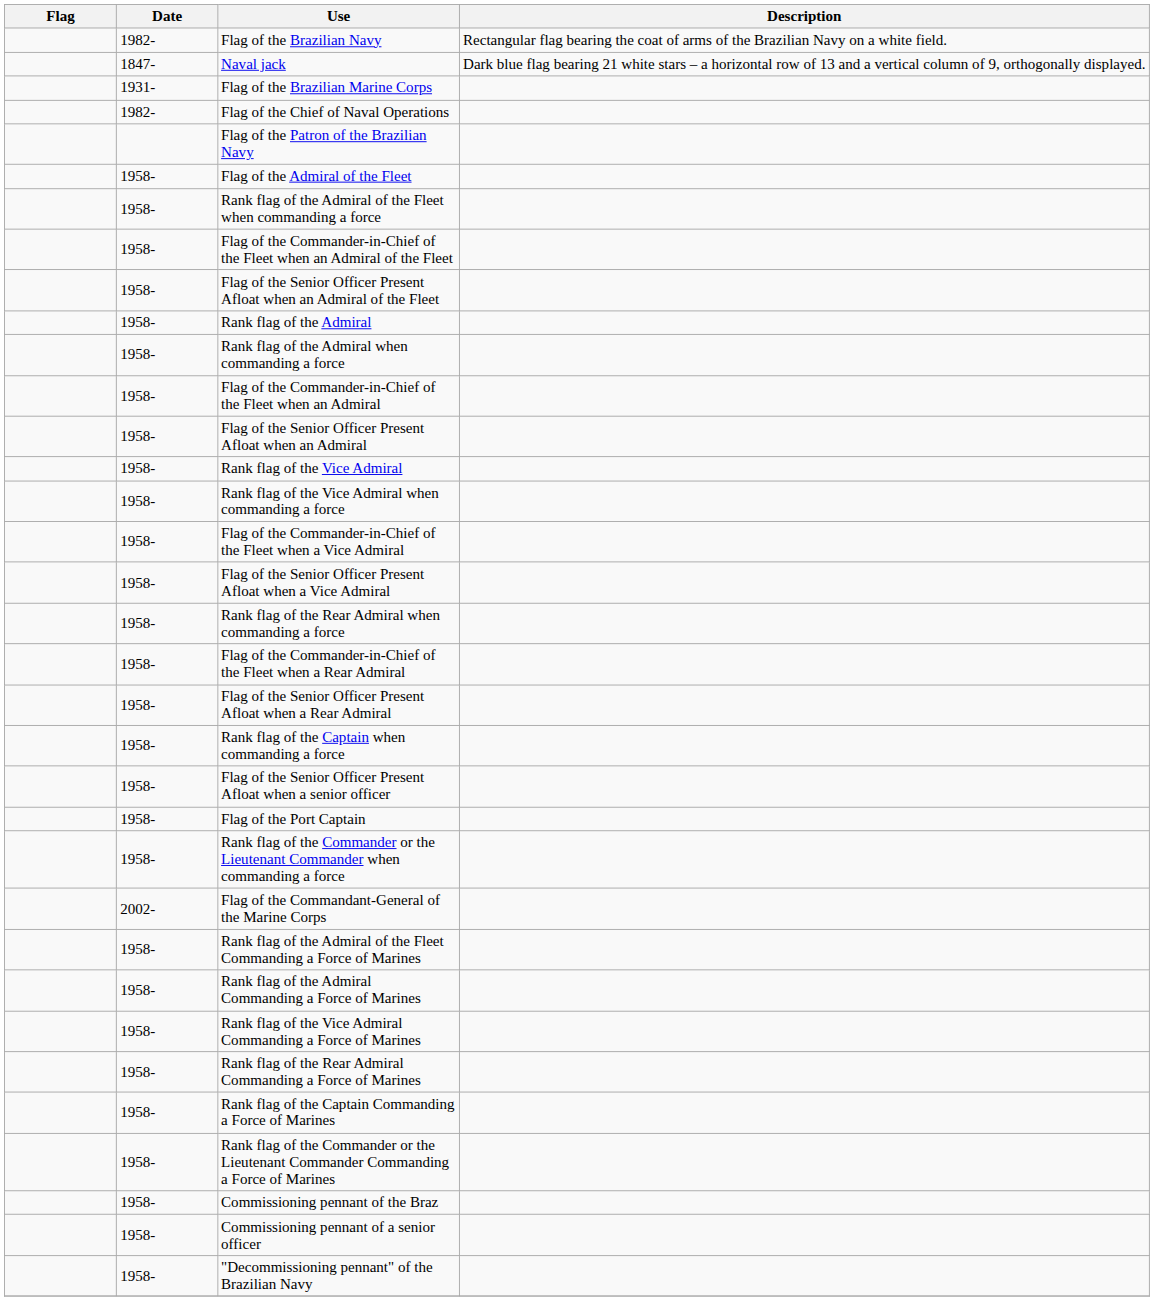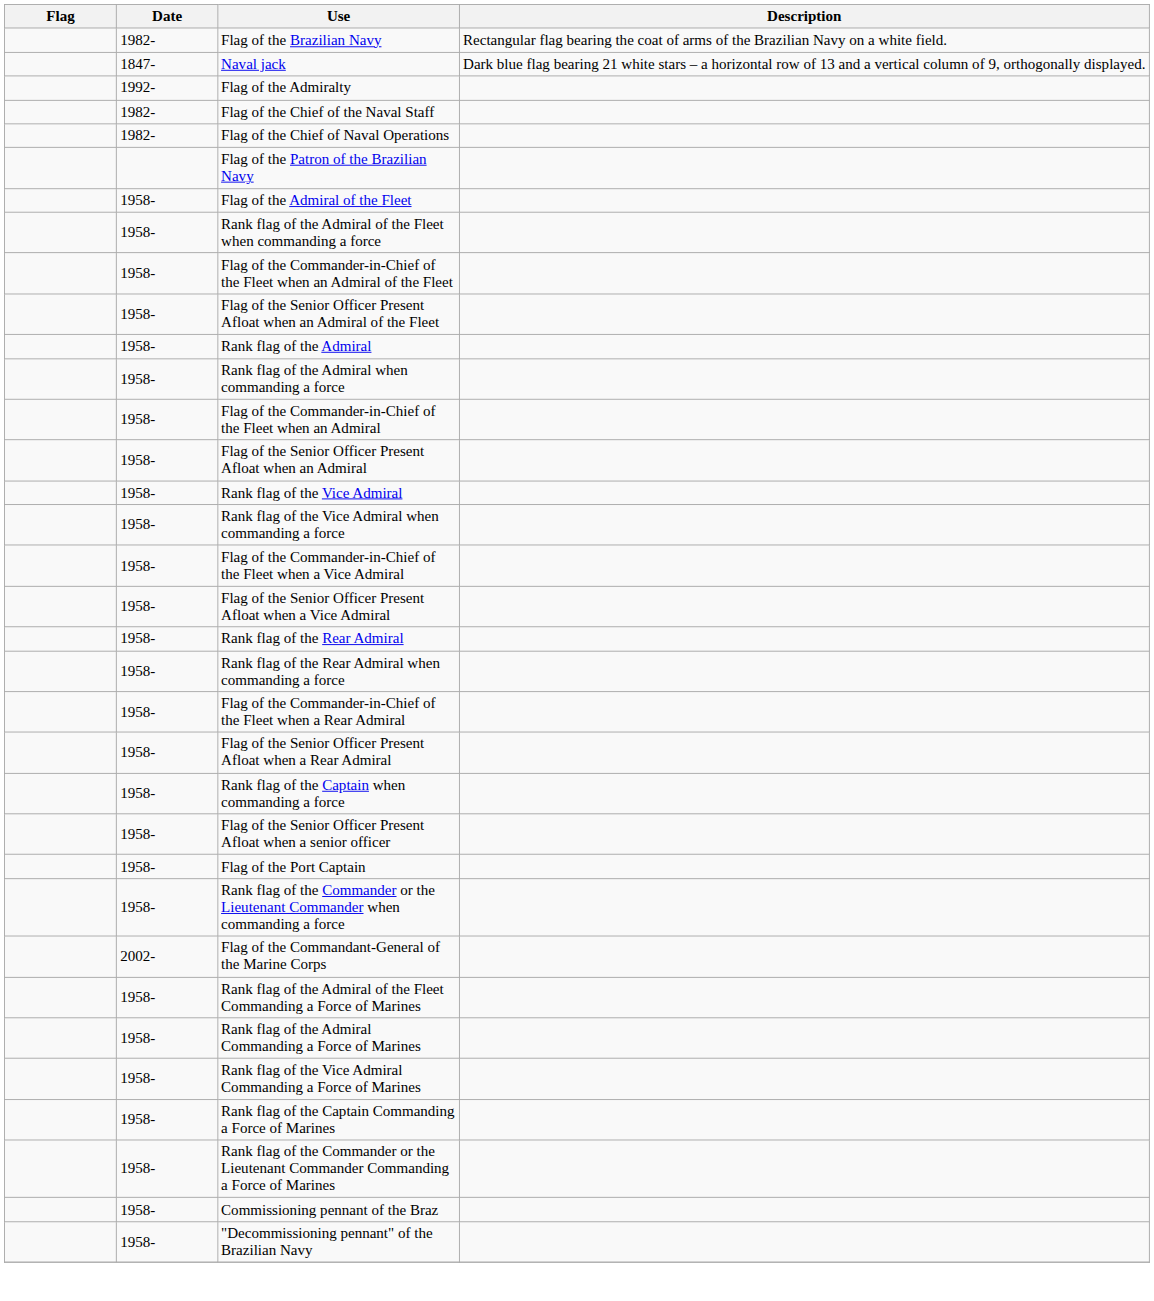- row: (327, 87)
+ row: (286, 87)
+ row: (328, 111)
+ row: (312, 638)
- row: (321, 1071)
- row: (328, 1235)
